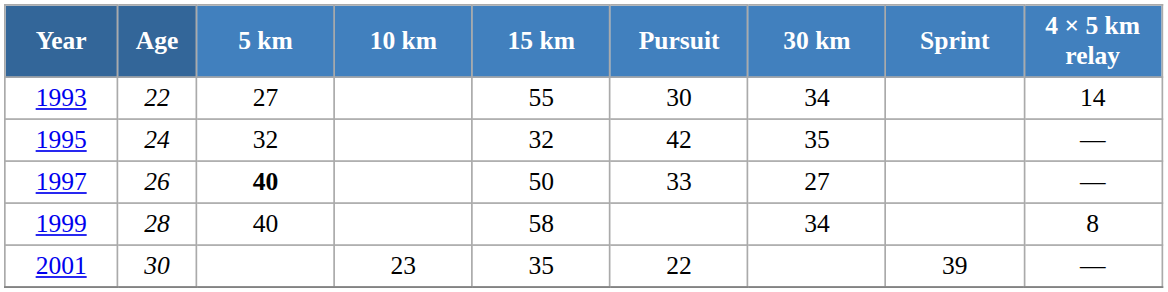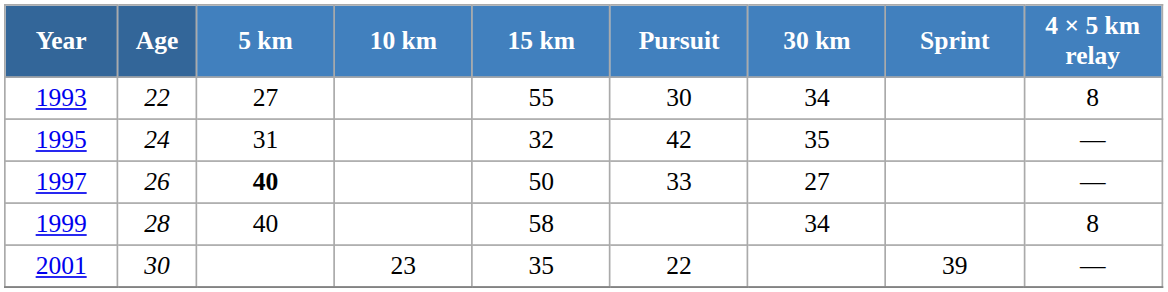(1093, 98) 14 -> (1093, 98) 8
(266, 140) 32 -> (266, 140) 31
